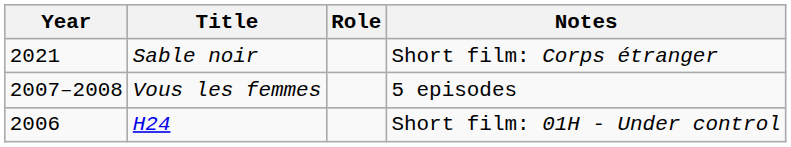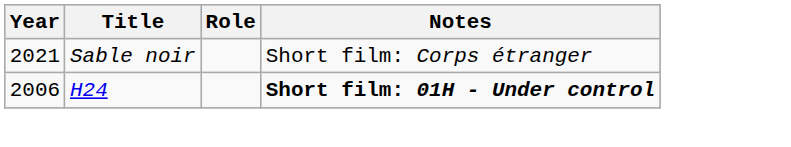- row: (227, 90)
(586, 124) normal -> (460, 90) bold
